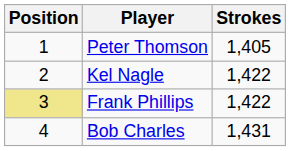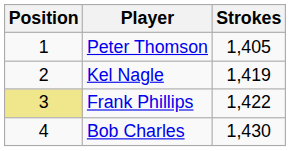(249, 74) 1,422 -> (249, 74) 1,419
(249, 131) 1,431 -> (249, 131) 1,430
